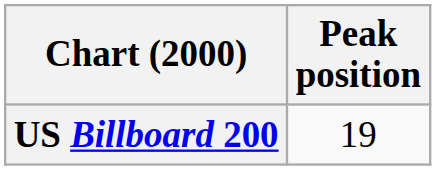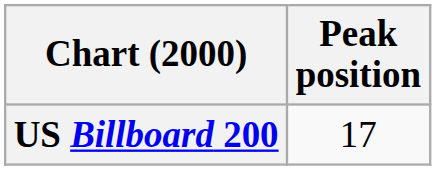(358, 134) 19 -> (358, 134) 17
